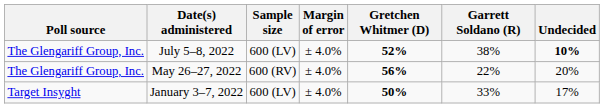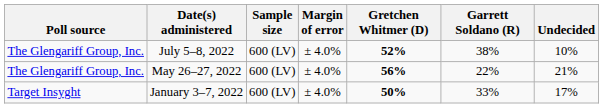(567, 51) bold -> (566, 51) normal
(273, 72) 600 (RV) -> (272, 72) 600 (LV)
(567, 72) 20% -> (566, 72) 21%
